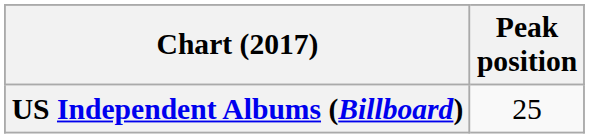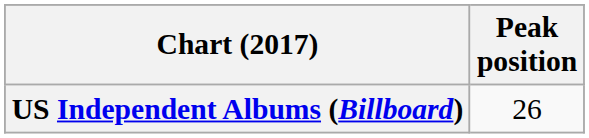(527, 108) 25 -> (527, 108) 26
